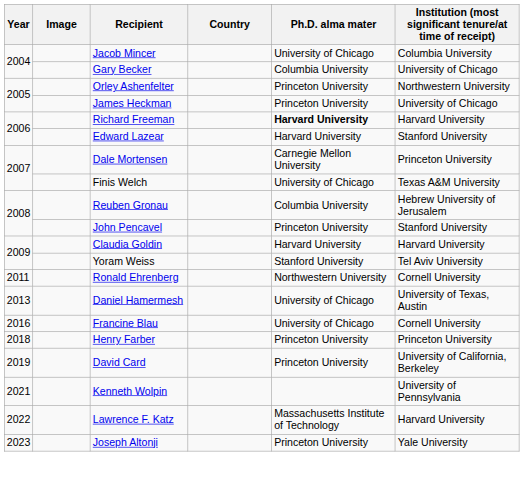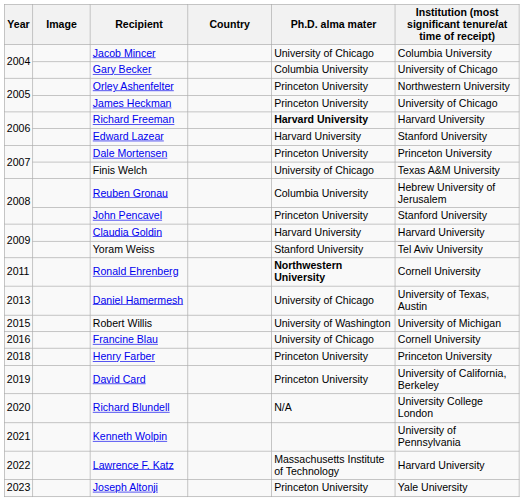(313, 159) Carnegie Mellon University -> (321, 153) Princeton University
(330, 278) normal -> (308, 272) bold
+ row: (122, 323)
+ row: (131, 408)
